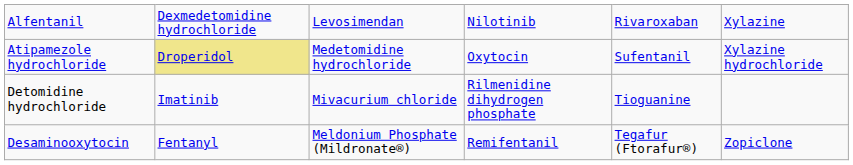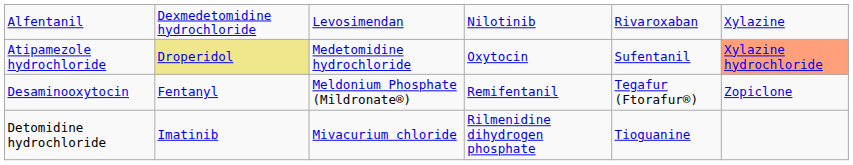(773, 57) no background -> (773, 57) lightsalmon background
rows swapped: (68, 142) <-> (57, 100)
